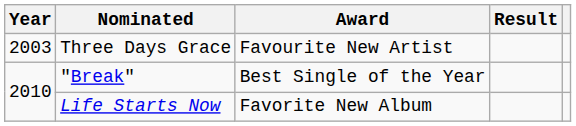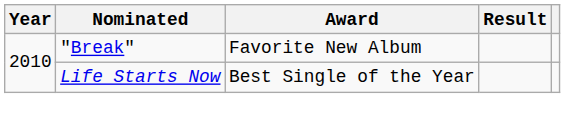- row: (146, 48)
(363, 77) Best Single of the Year -> (325, 48) Favorite New Album
(336, 106) Favorite New Album -> (352, 77) Best Single of the Year
